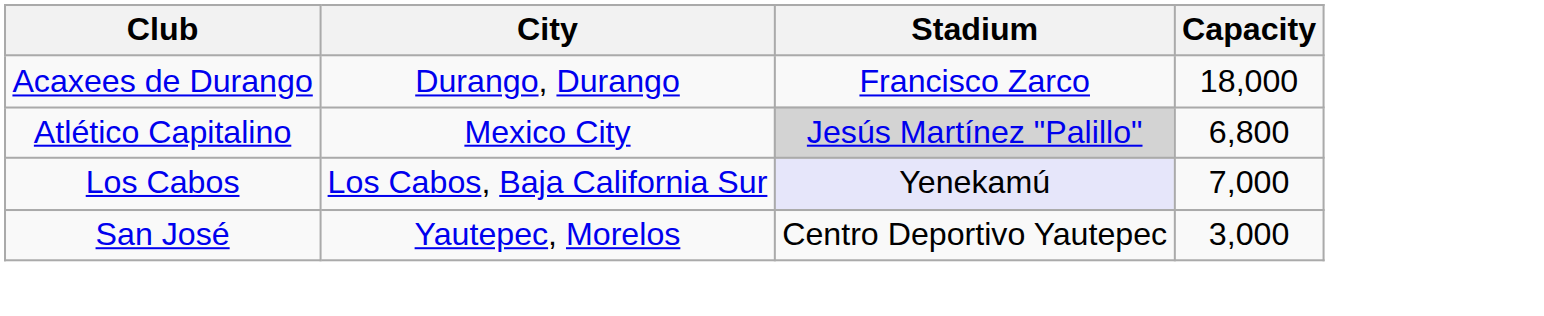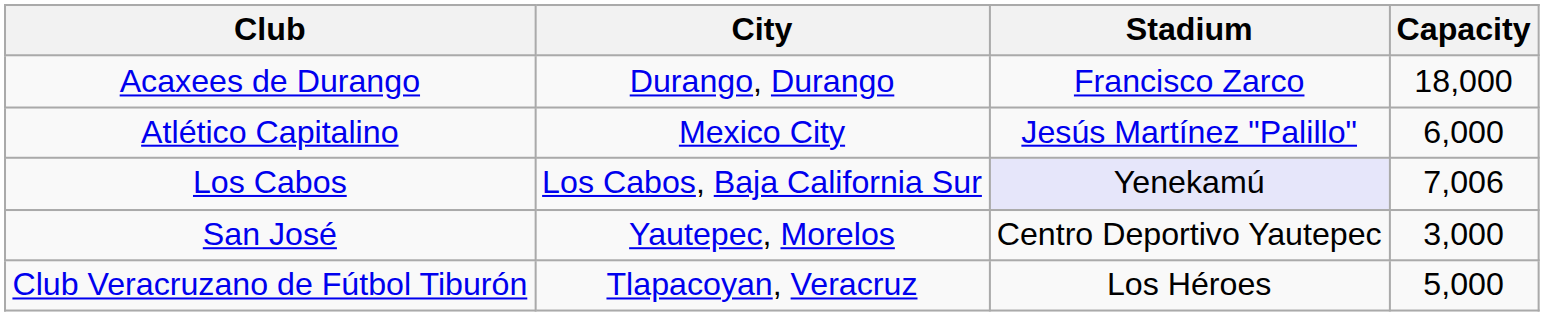(975, 132) lightgrey background -> (1189, 132) no background
(1249, 132) 6,800 -> (1464, 132) 6,000
(1249, 183) 7,000 -> (1464, 183) 7,006
+ row: (270, 285)
